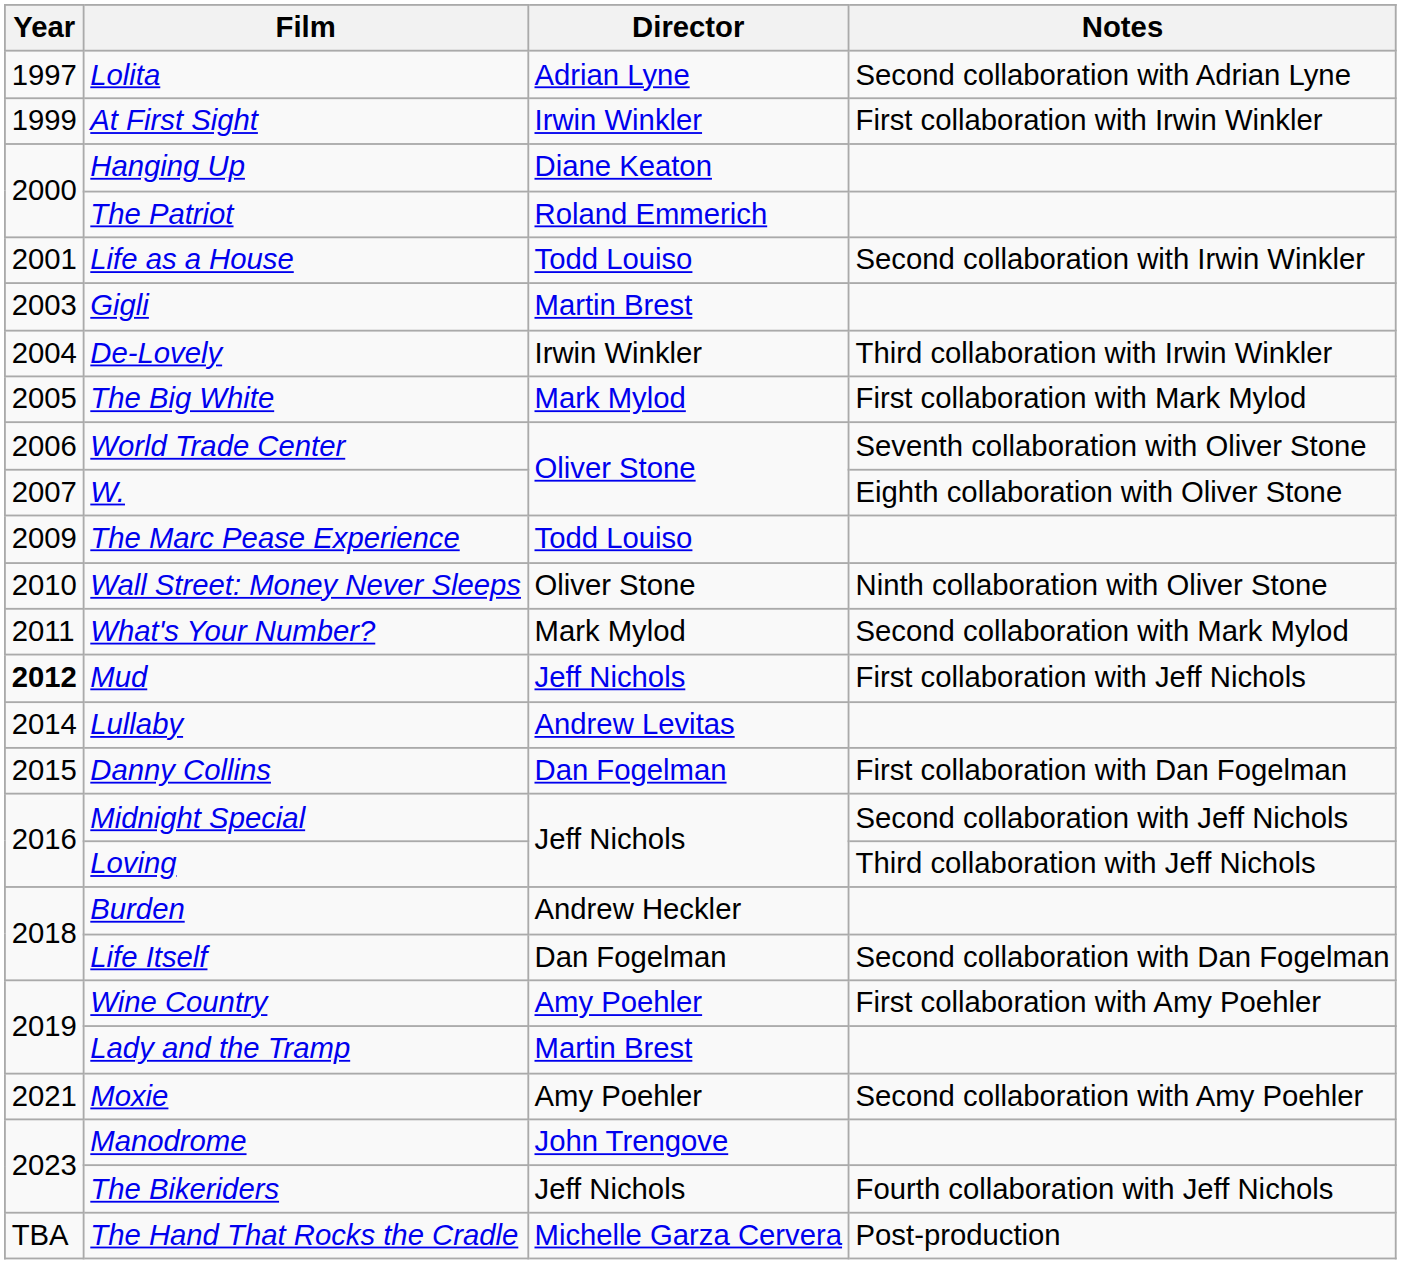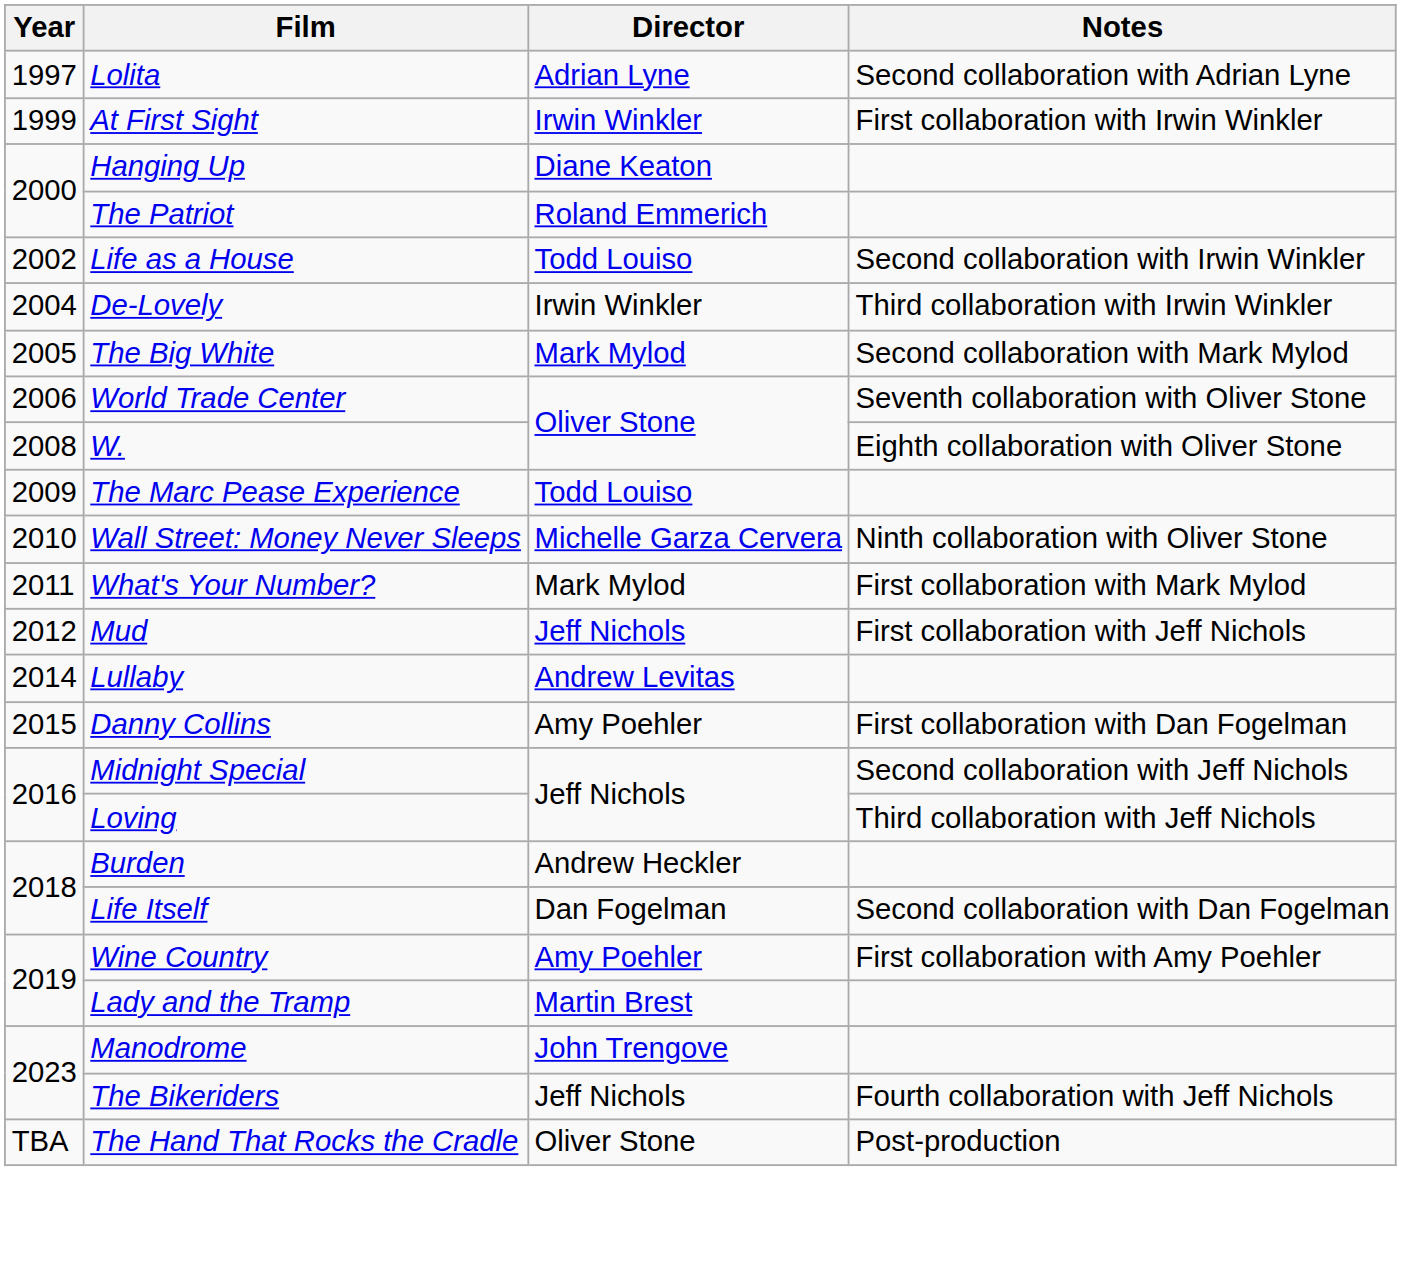(44, 259) 2001 -> (44, 259) 2002
- row: (120, 306)
(1081, 399) First collaboration with Mark Mylod -> (1102, 352) Second collaboration with Mark Mylod
(44, 492) 2007 -> (44, 445) 2008
(615, 584) Oliver Stone -> (688, 538) Michelle Garza Cervera
(1102, 631) Second collaboration with Mark Mylod -> (1081, 584) First collaboration with Mark Mylod
(44, 677) bold -> (44, 631) normal
(631, 770) Dan Fogelman -> (618, 724) Amy Poehler
- row: (129, 1095)
(688, 1235) Michelle Garza Cervera -> (615, 1142) Oliver Stone
